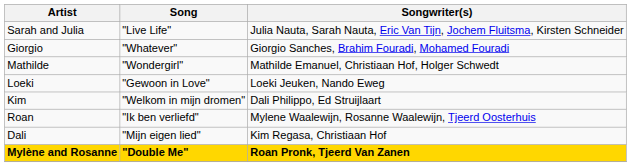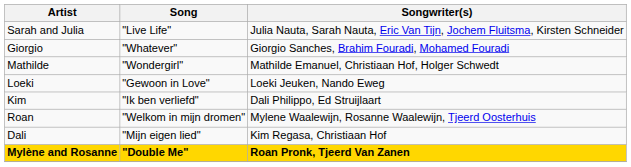(184, 100) "Welkom in mijn dromen" -> (160, 100) "Ik ben verliefd"
(160, 118) "Ik ben verliefd" -> (184, 118) "Welkom in mijn dromen"
